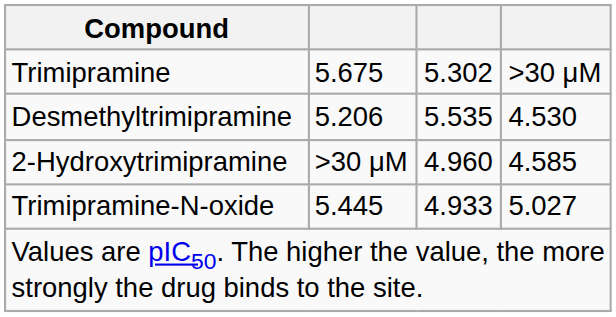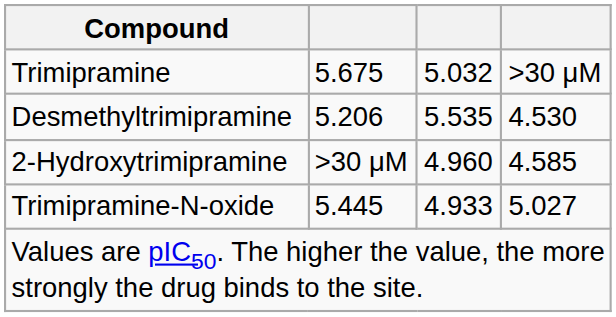(458, 72) 5.302 -> (458, 72) 5.032
